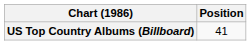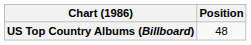(221, 31) 41 -> (221, 31) 48
